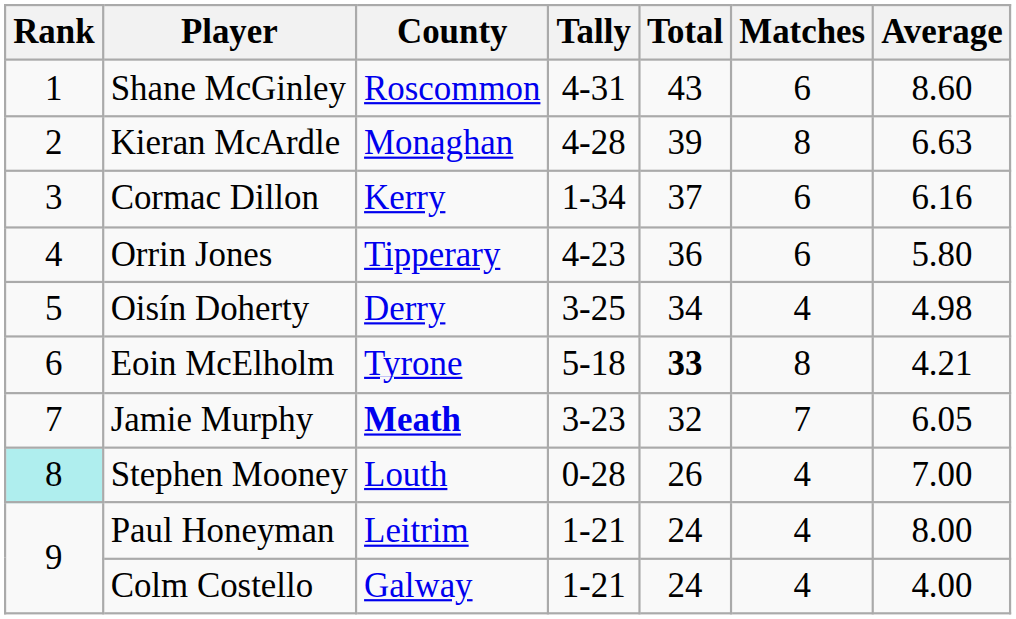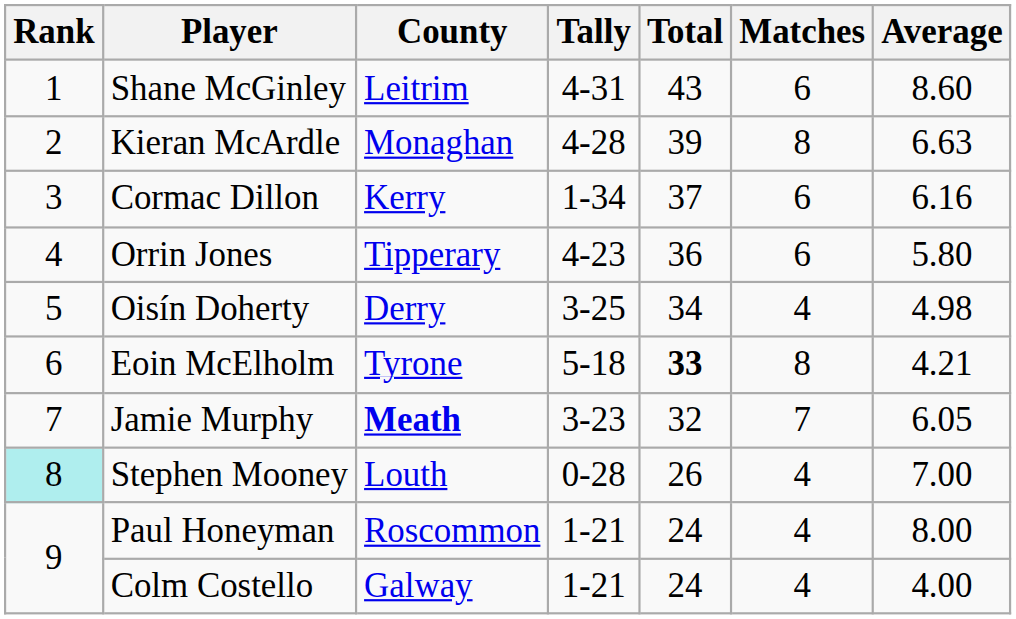(452, 87) Roscommon -> (416, 87) Leitrim
(416, 530) Leitrim -> (452, 530) Roscommon
